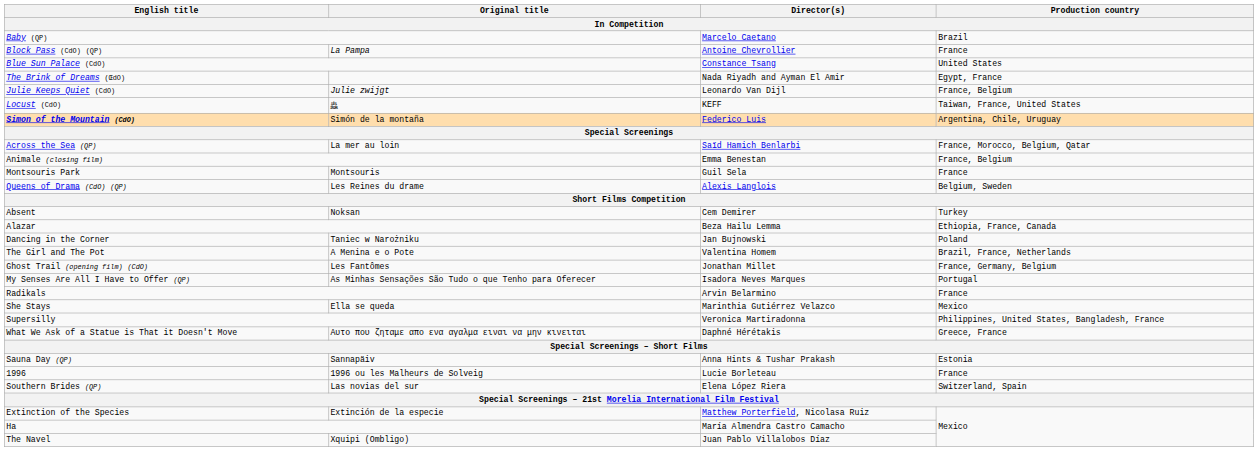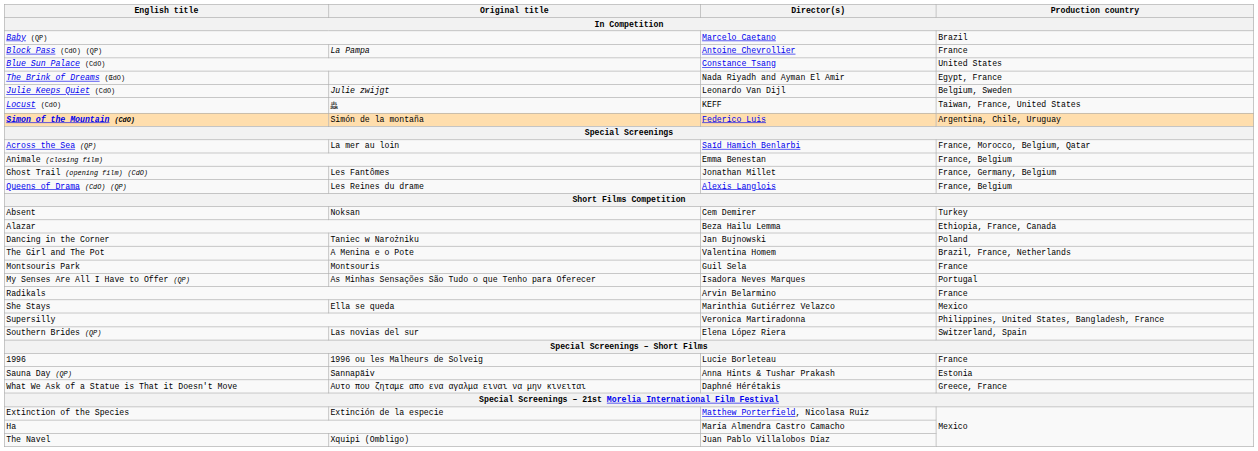(975, 91) France, Belgium -> (975, 91) Belgium, Sweden
rows swapped: (77, 266) <-> (43, 173)
(975, 186) Belgium, Sweden -> (975, 186) France, Belgium
rows swapped: (122, 333) <-> (54, 387)
rows swapped: (16, 373) <-> (39, 360)
